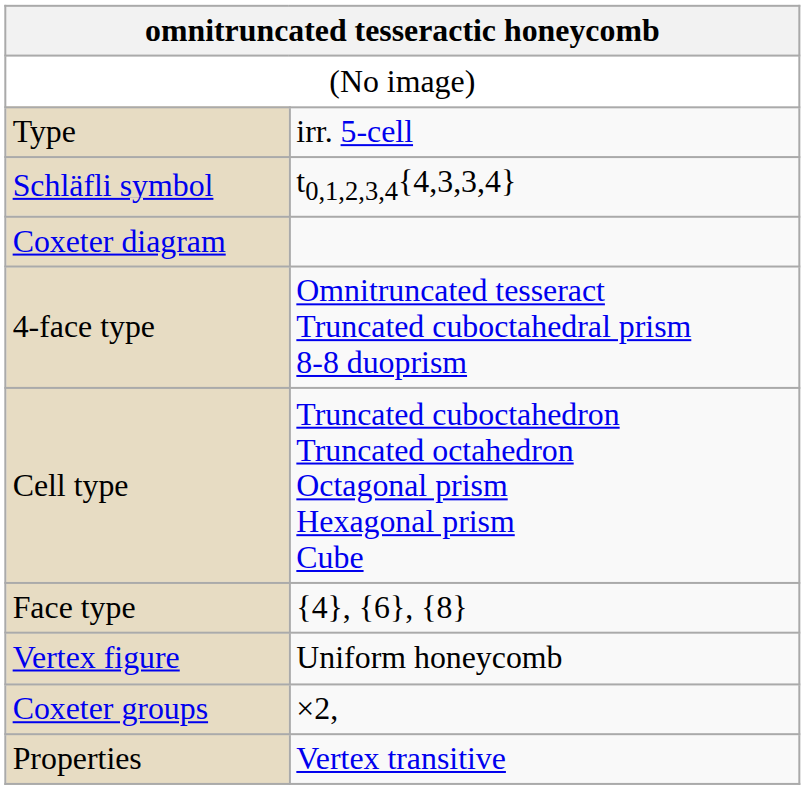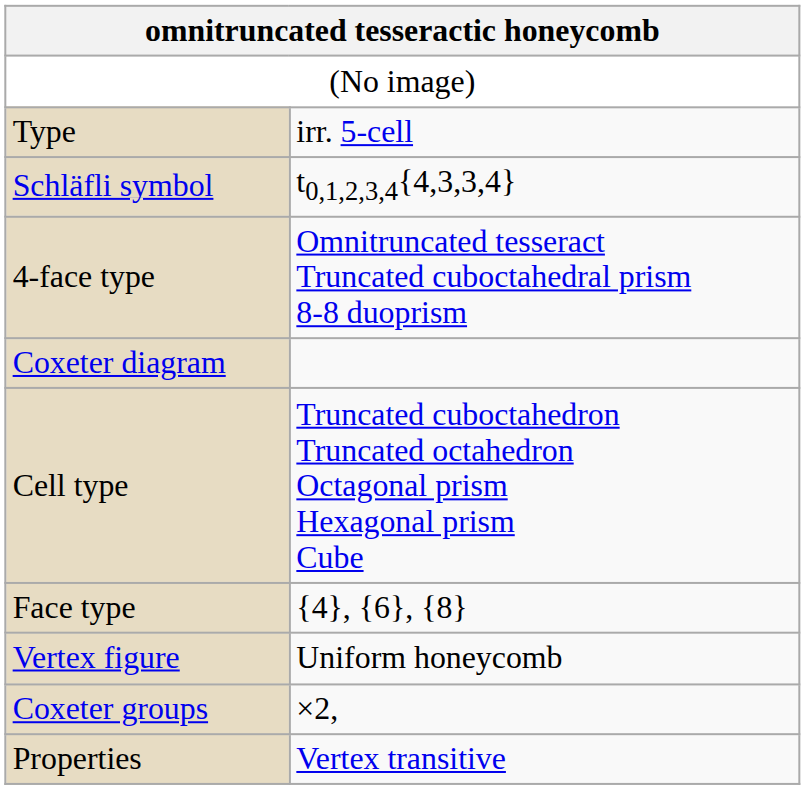rows swapped: (119, 240) <-> (84, 327)
